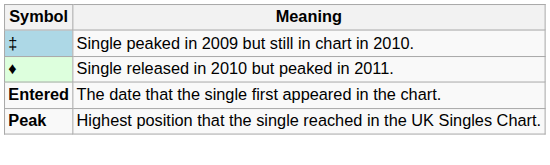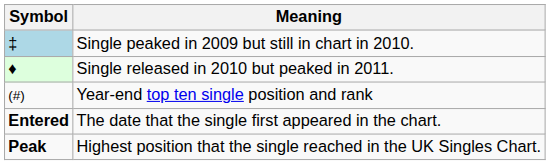+ row: (225, 95)
